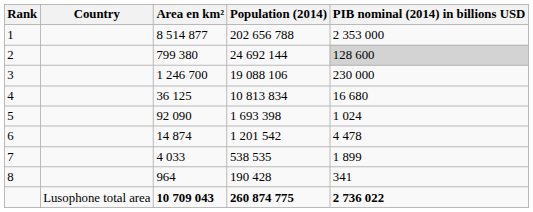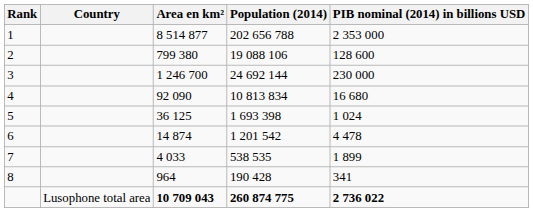(259, 55) 24 692 144 -> (259, 55) 19 088 106
(354, 55) lightgrey background -> (354, 55) no background
(259, 75) 19 088 106 -> (259, 75) 24 692 144
(174, 95) 36 125 -> (174, 95) 92 090
(174, 116) 92 090 -> (174, 116) 36 125
